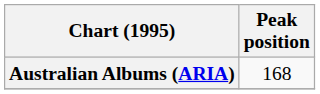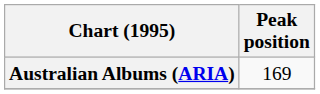(277, 72) 168 -> (277, 72) 169
